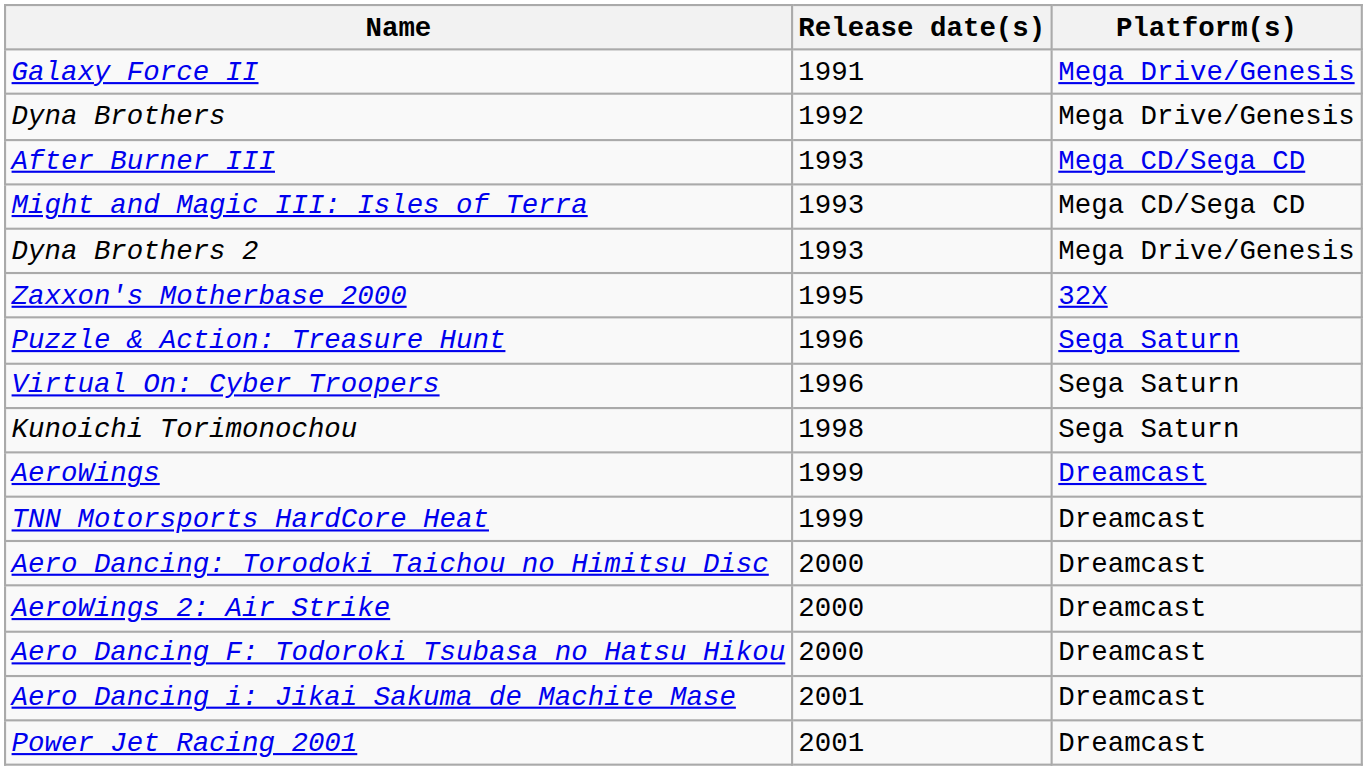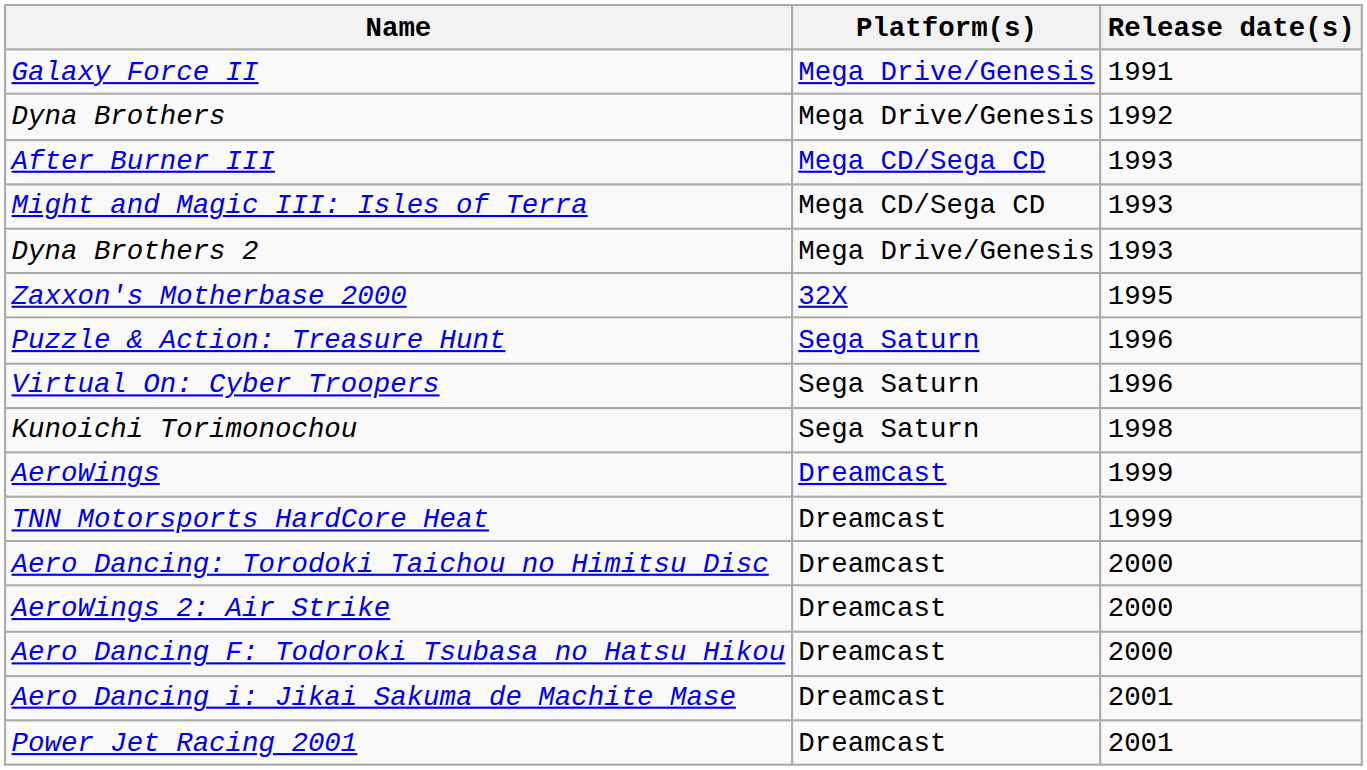columns swapped: (1206, 27) <-> (922, 27)
